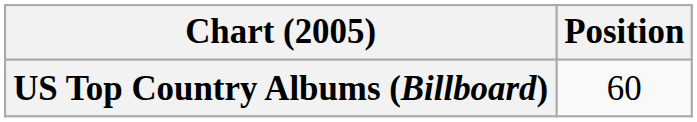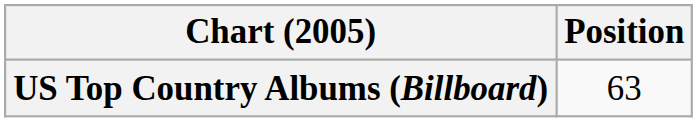(624, 87) 60 -> (624, 87) 63
